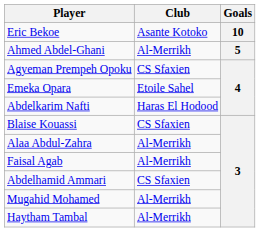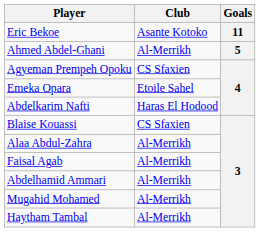(238, 32) 10 -> (238, 32) 11
(163, 180) CS Sfaxien -> (164, 180) Al-Merrikh
